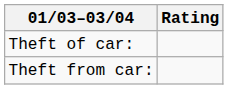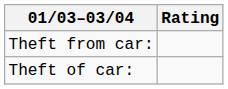rows swapped: (71, 44) <-> (81, 70)
